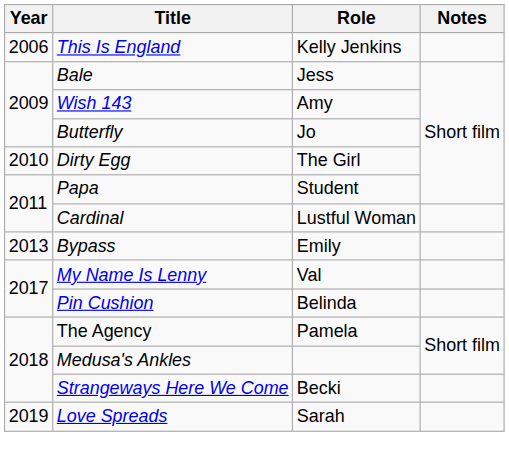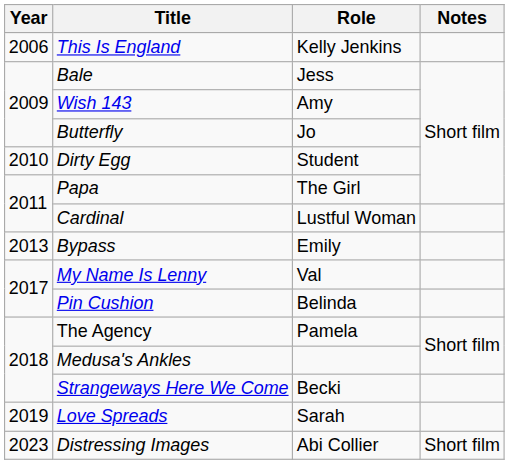(329, 160) The Girl -> (328, 160) Student
(328, 189) Student -> (329, 189) The Girl
+ row: (133, 445)
